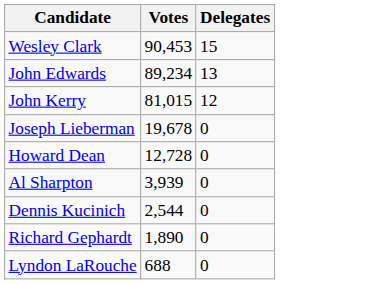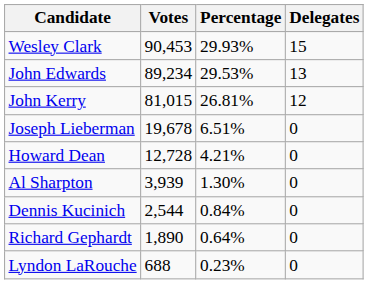+ column: (241, 18)
